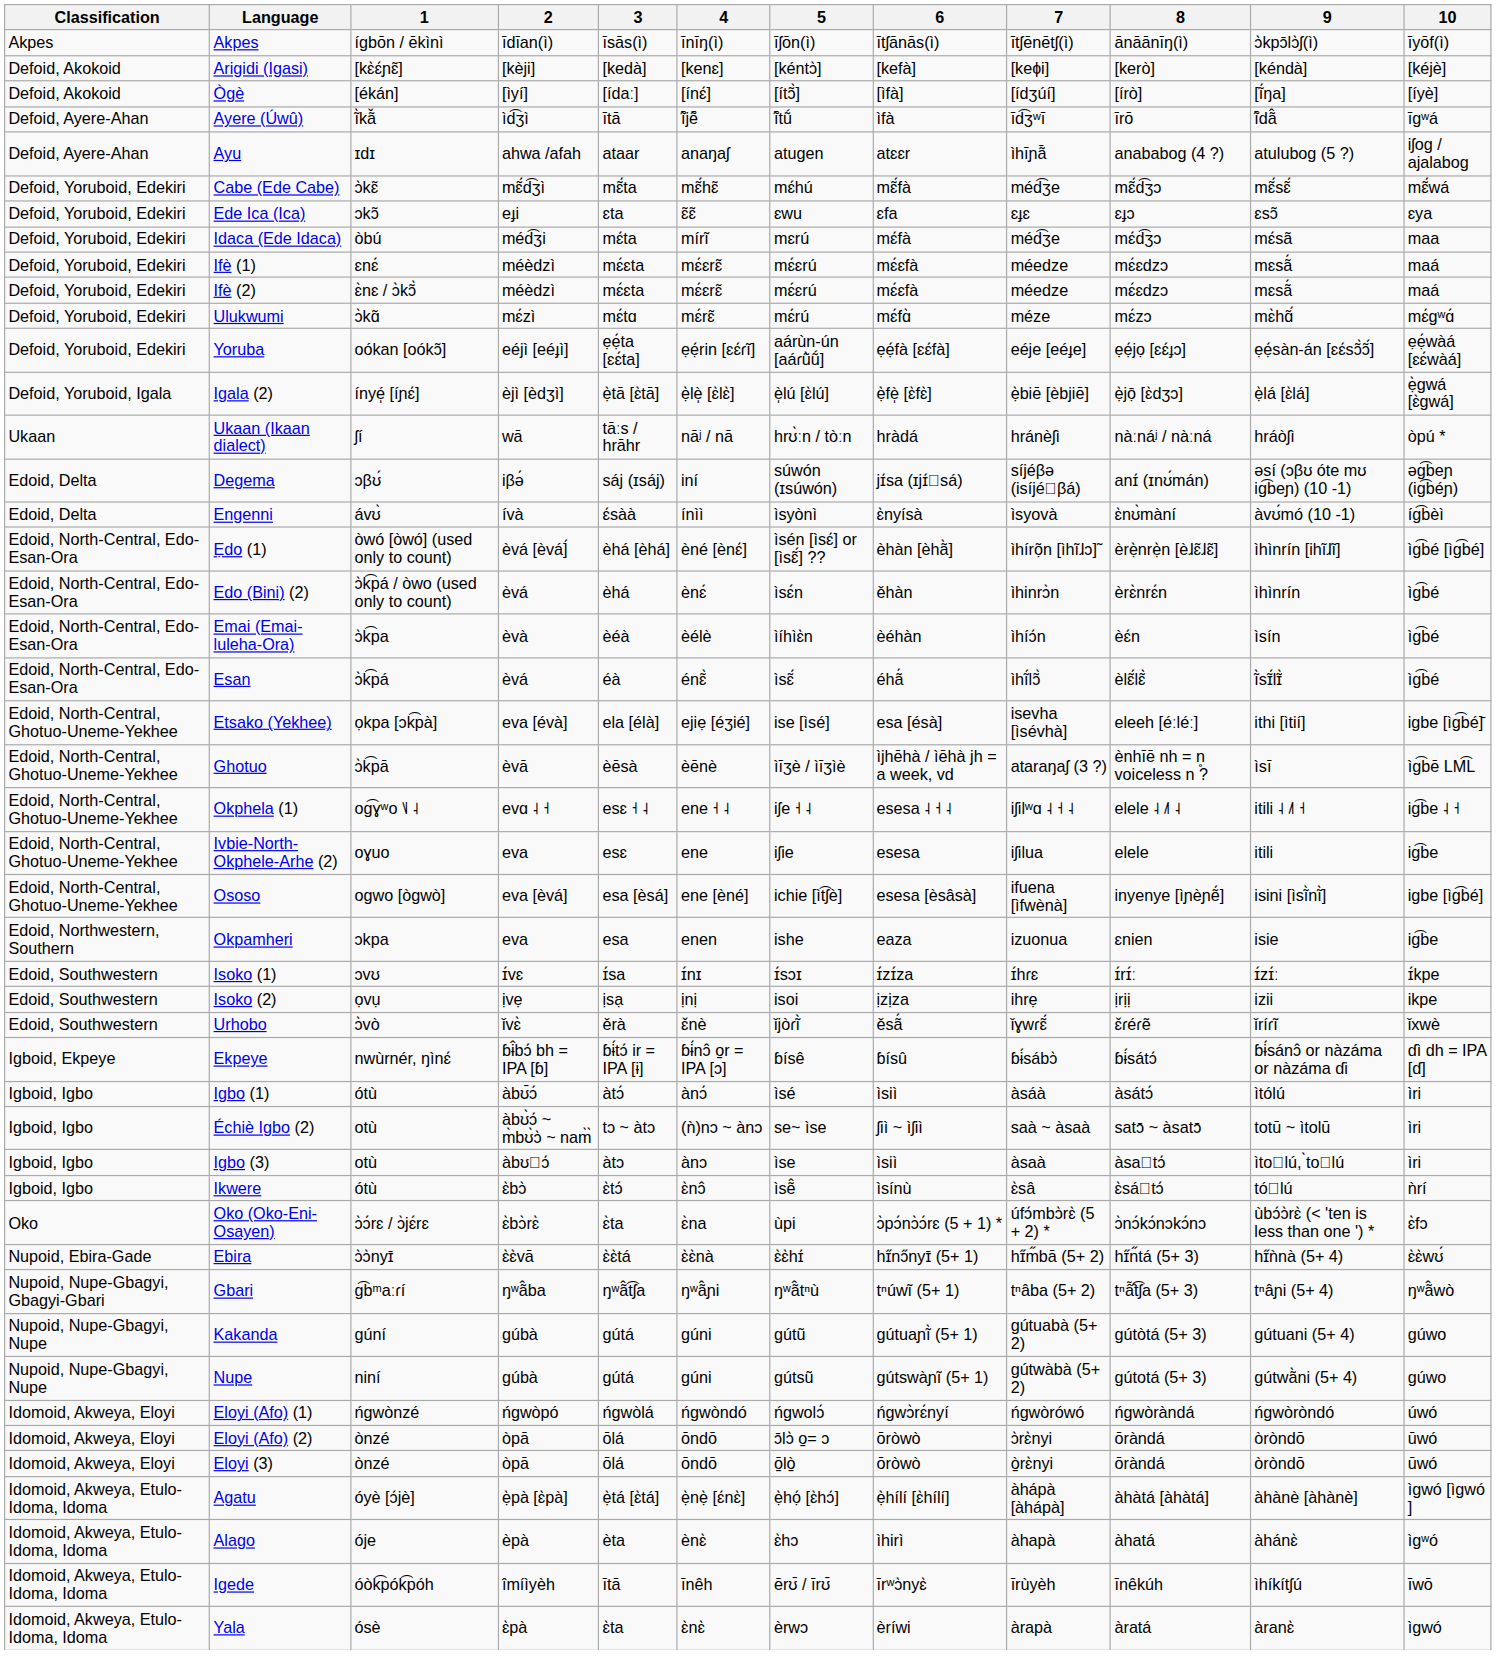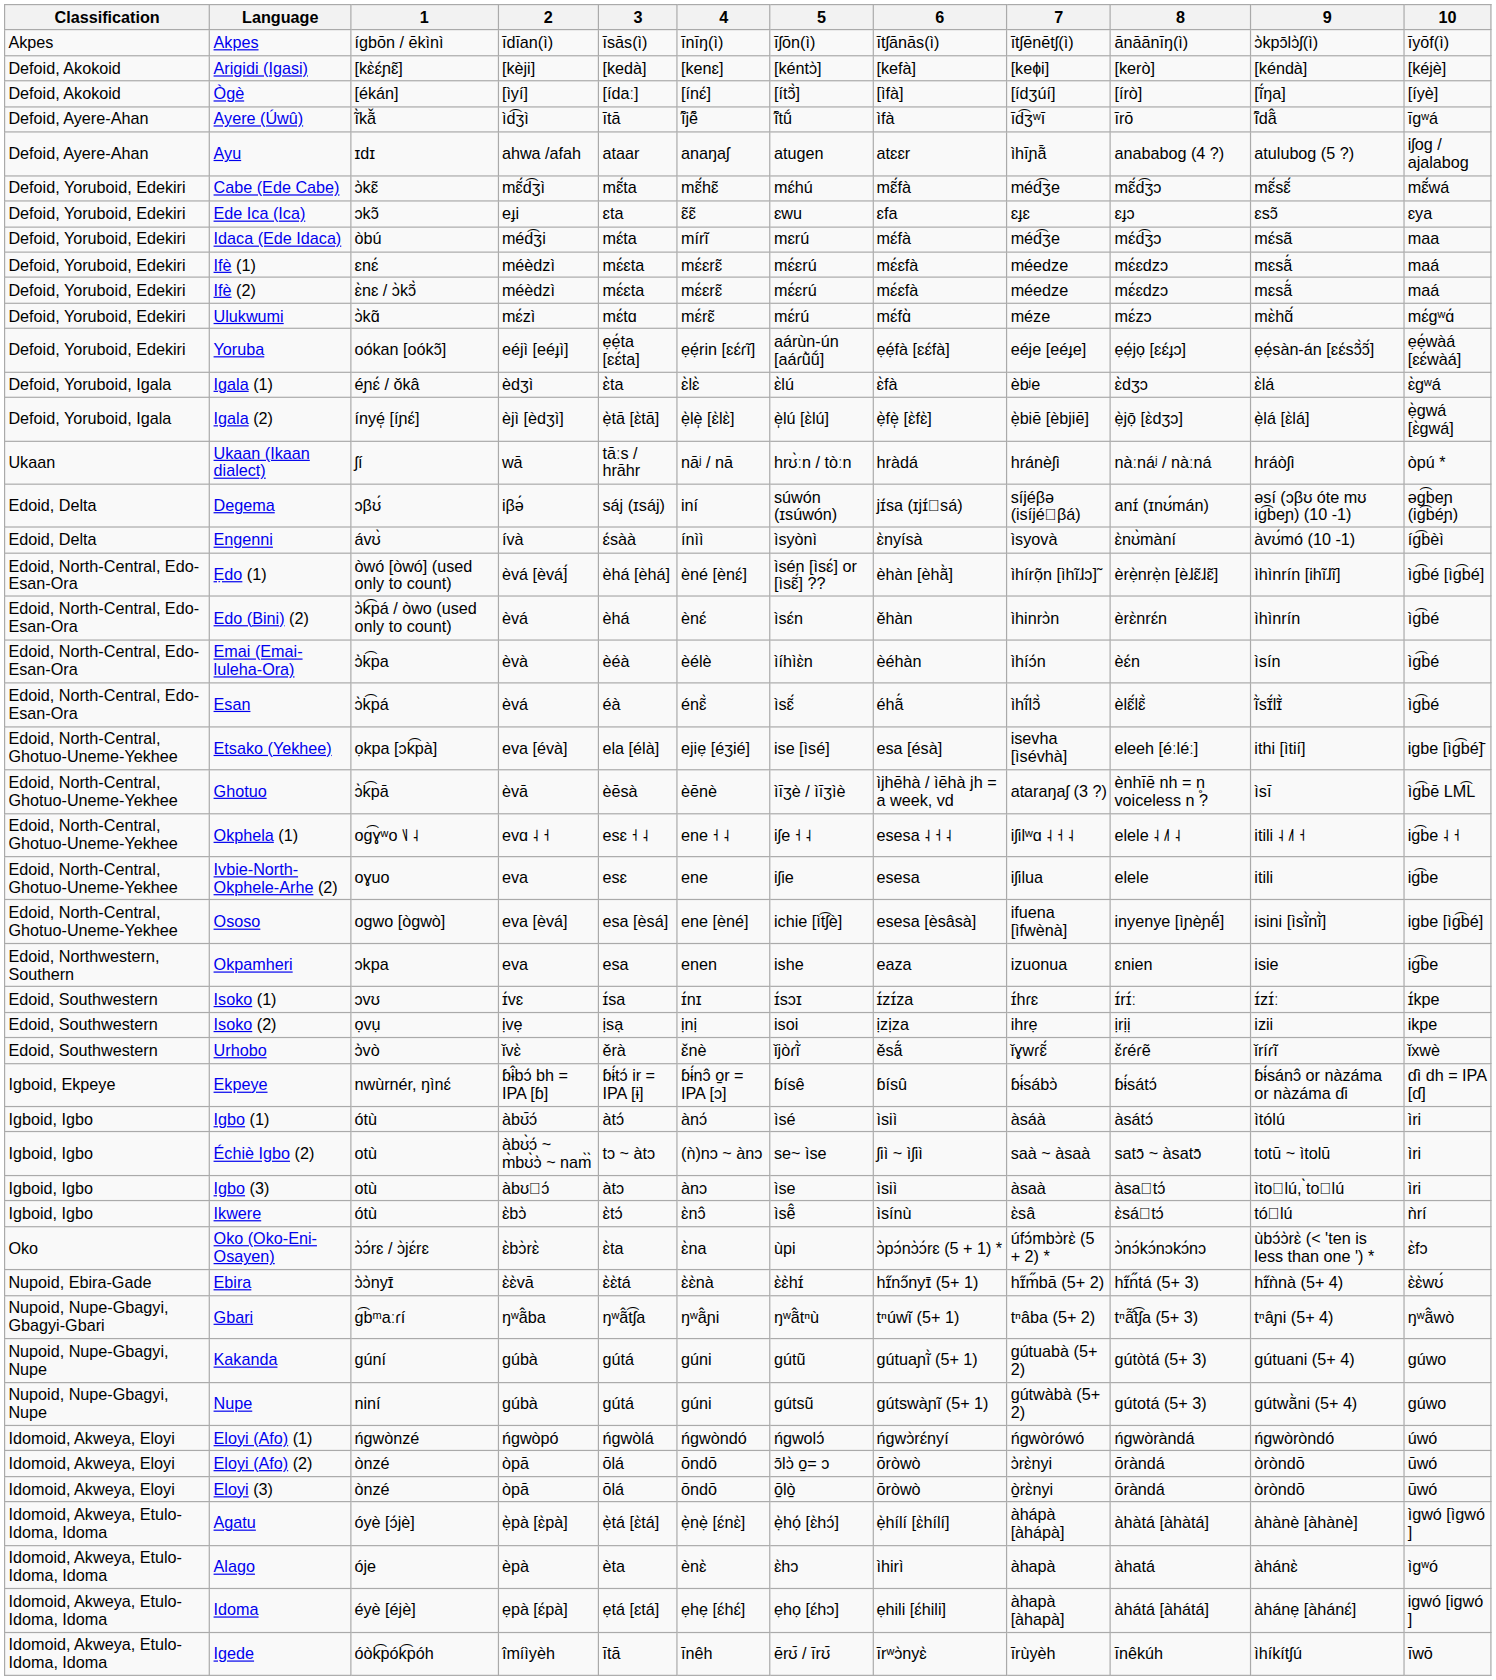+ row: (243, 384)
+ row: (236, 1610)
- row: (229, 1628)
